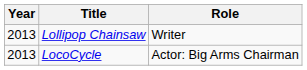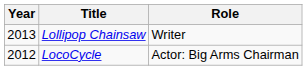(22, 55) 2013 -> (22, 55) 2012
